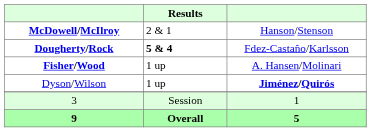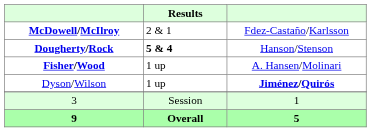(297, 30) Hanson/Stenson -> (297, 30) Fdez-Castaño/Karlsson
(297, 48) Fdez-Castaño/Karlsson -> (297, 48) Hanson/Stenson
